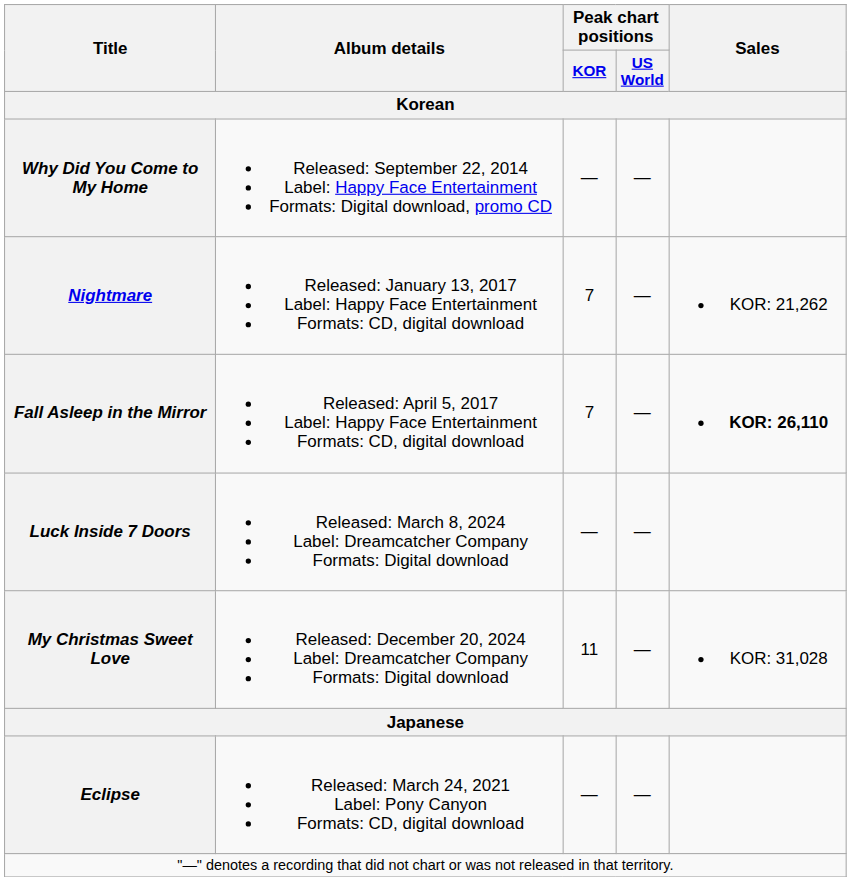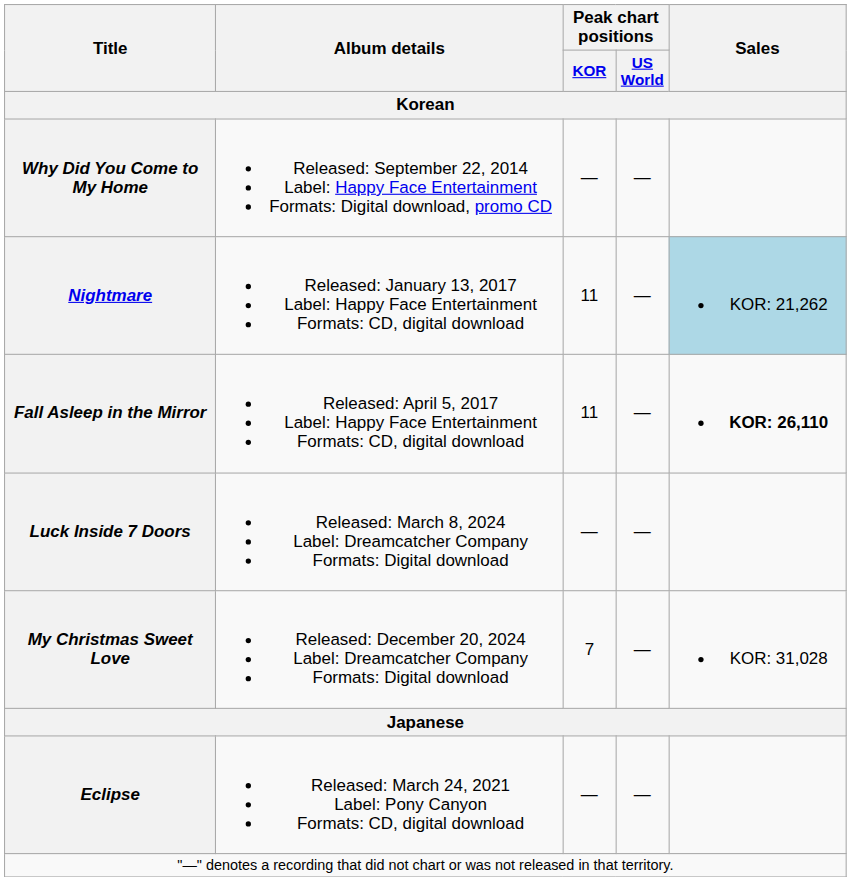(589, 295) 7 -> (589, 295) 11
(757, 305) no background -> (757, 305) lightblue background
(589, 413) 7 -> (589, 413) 11
(589, 649) 11 -> (589, 649) 7
